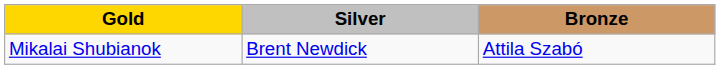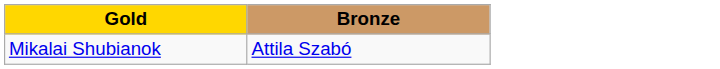- column: (360, 19)
